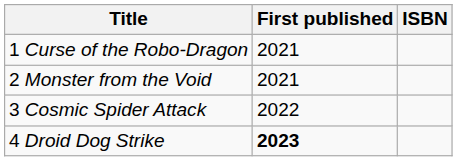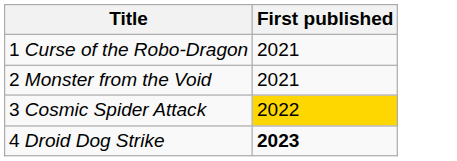- column: (425, 19)
(278, 110) no background -> (278, 110) gold background
